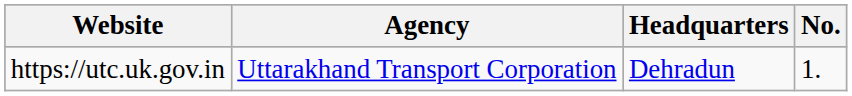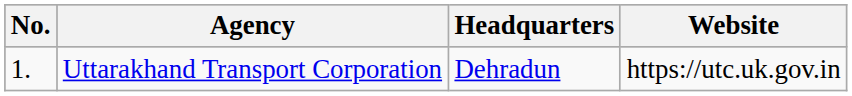columns swapped: (821, 25) <-> (118, 25)
